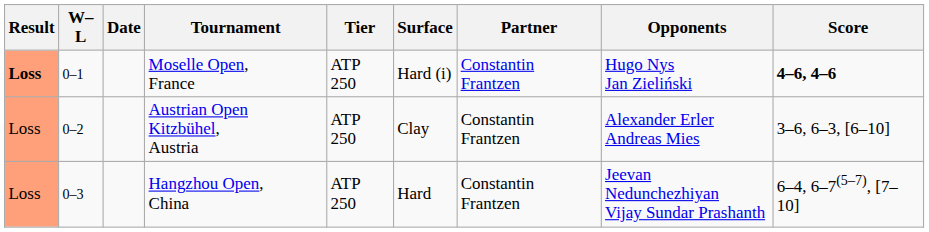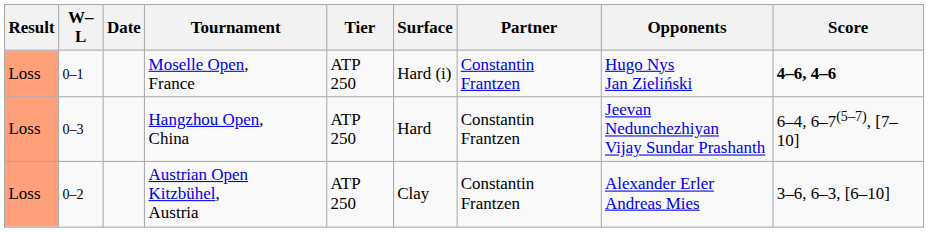(25, 73) bold -> (24, 73) normal
rows swapped: (198, 128) <-> (206, 194)
